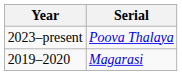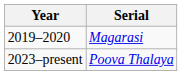rows swapped: (39, 59) <-> (45, 37)
